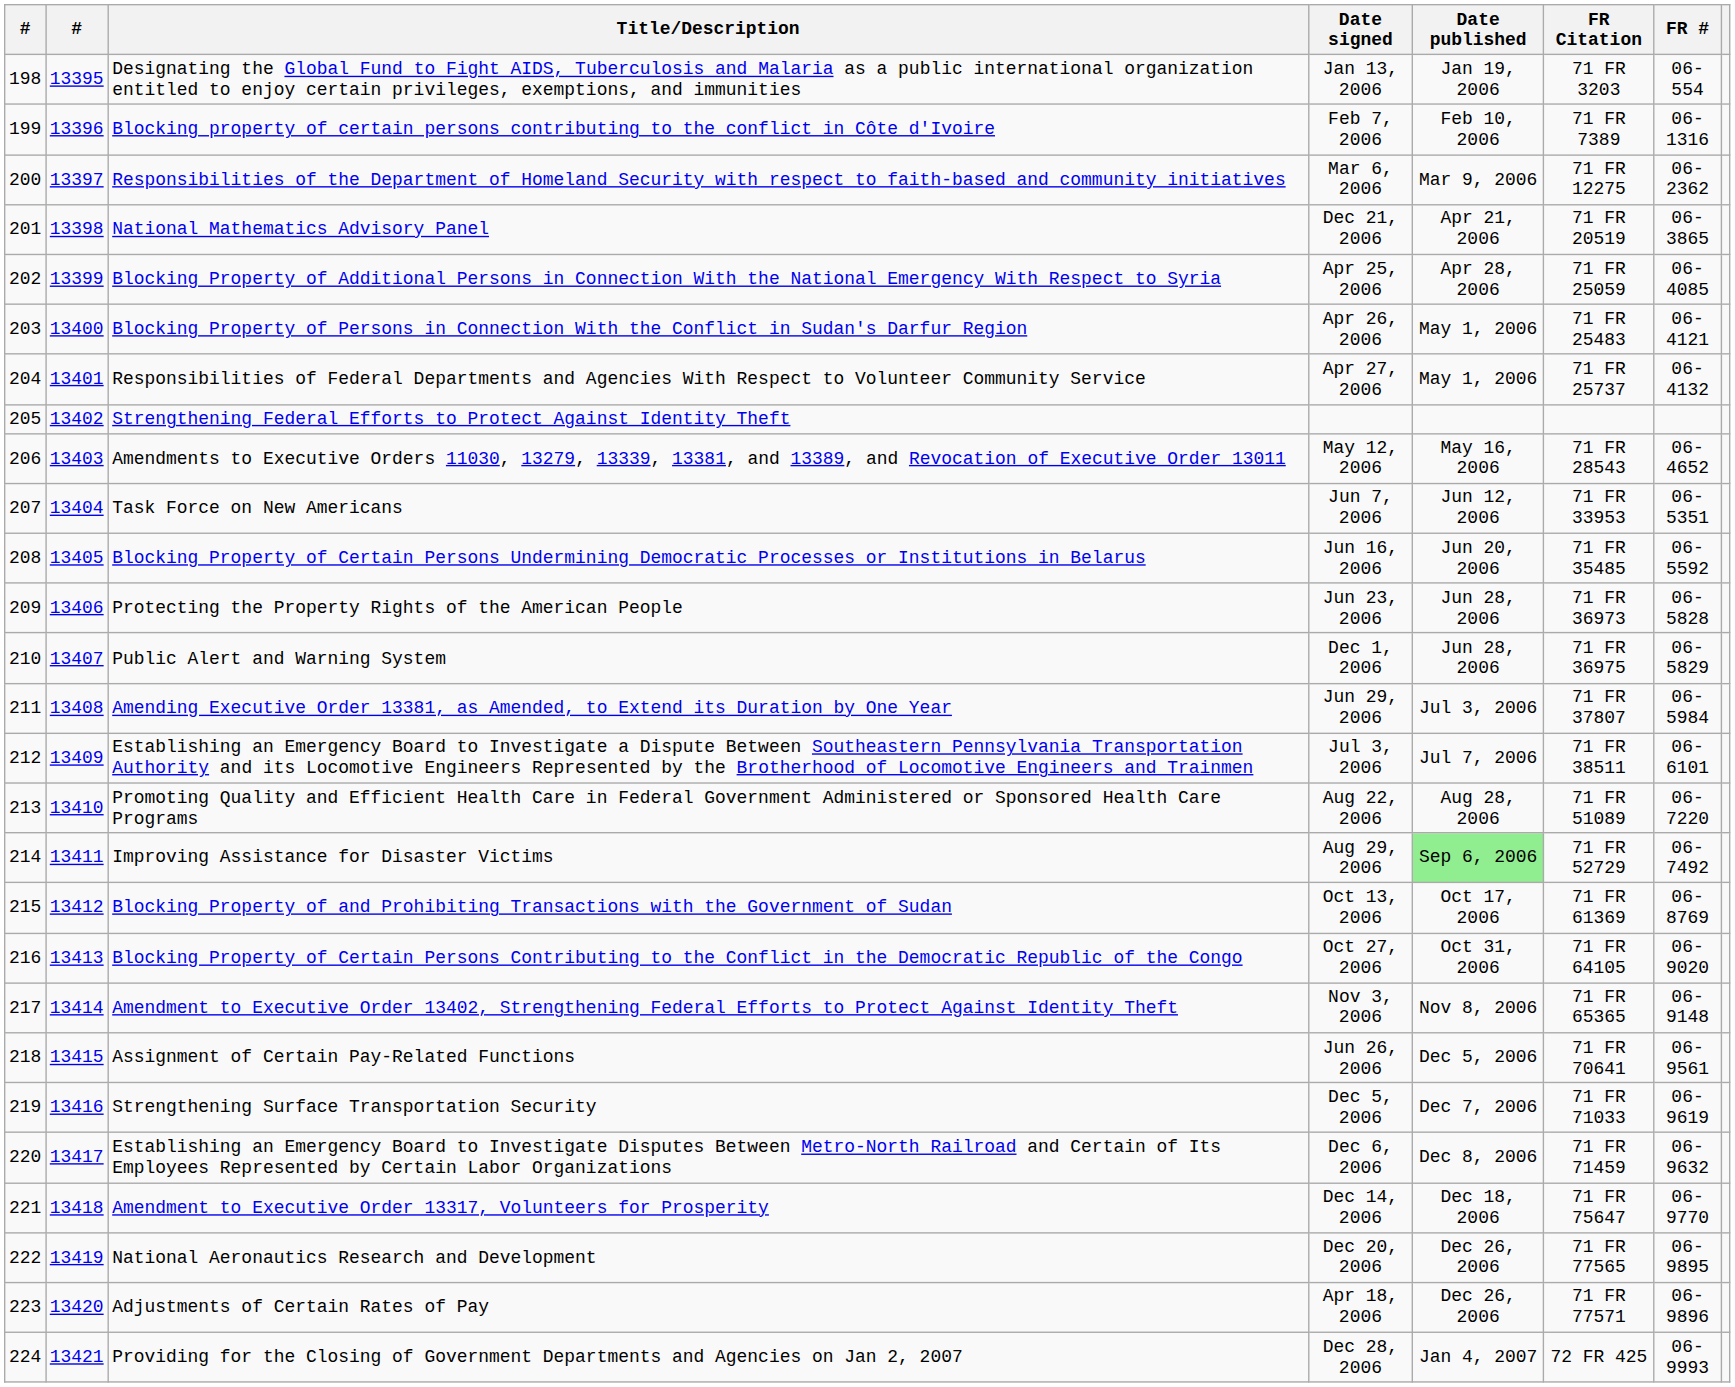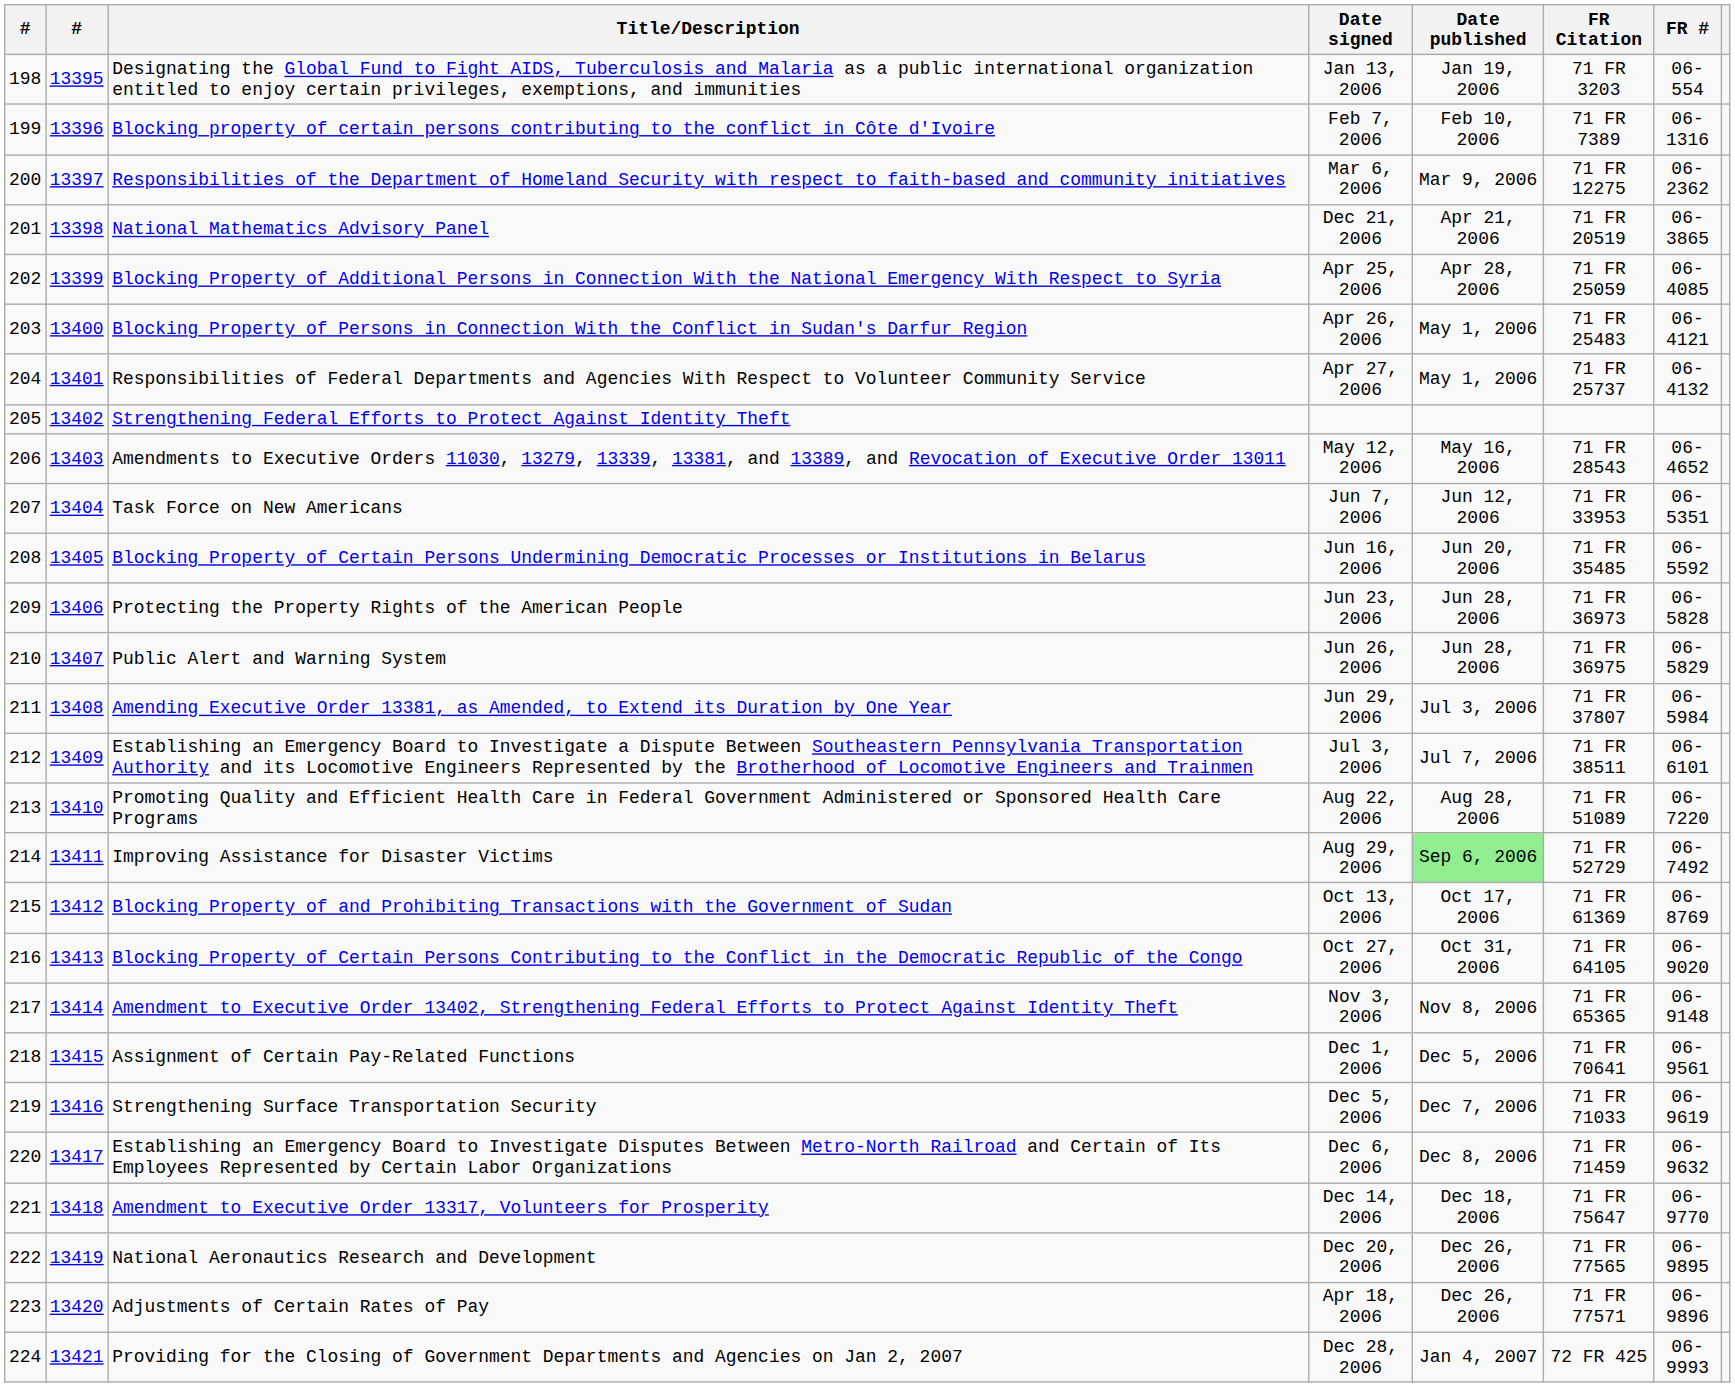(1360, 658) Dec 1, 2006 -> (1360, 658) Jun 26, 2006
(1360, 1058) Jun 26, 2006 -> (1360, 1058) Dec 1, 2006
